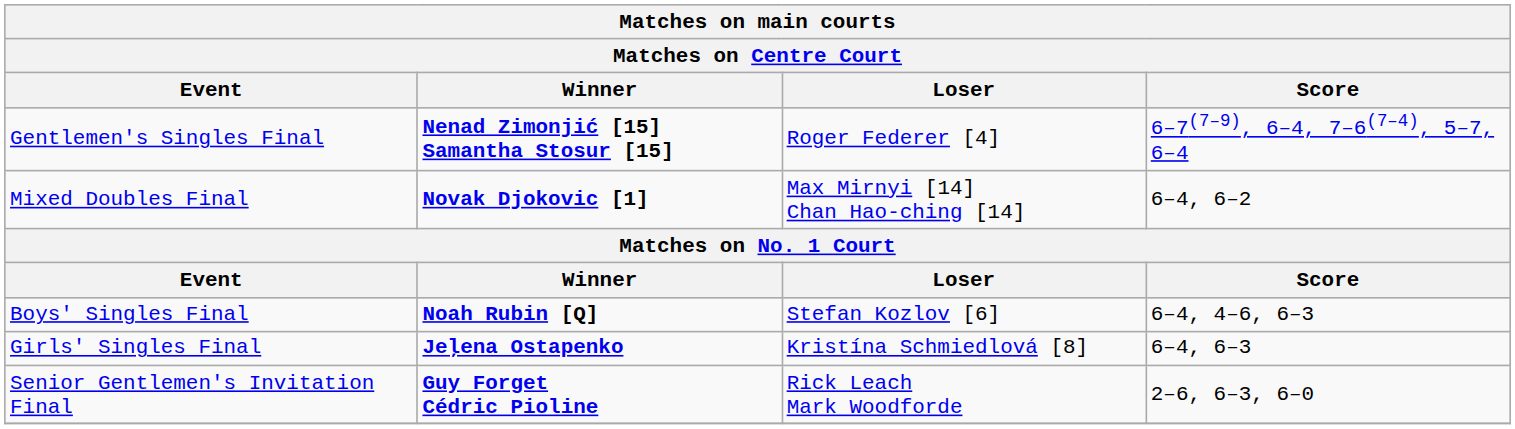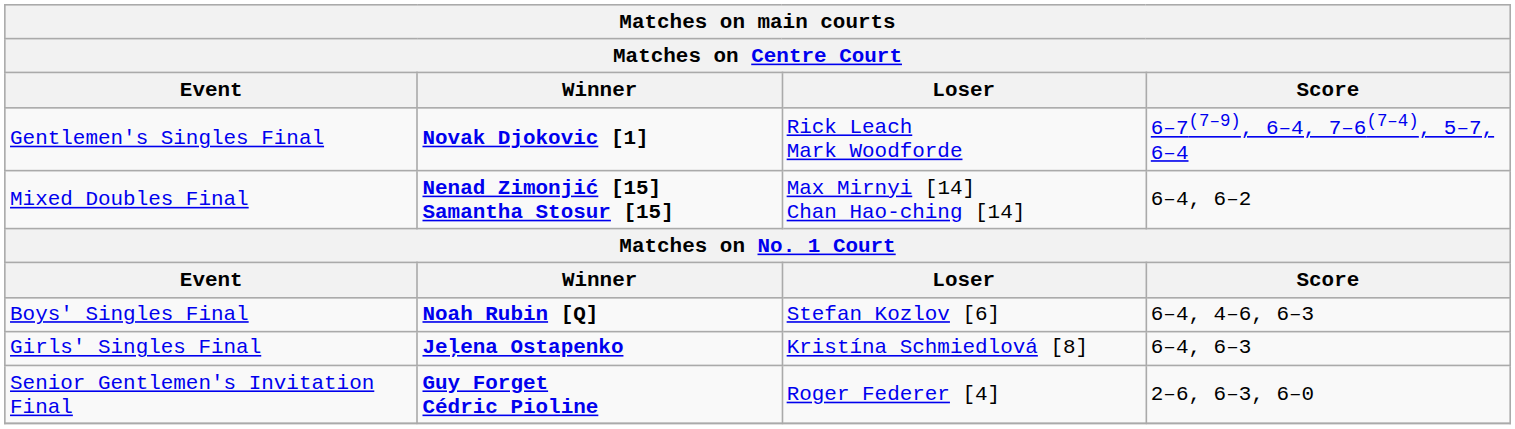(548, 139) Nenad Zimonjić [15] Samantha Stosur [15] -> (536, 139) Novak Djokovic [1]
(893, 139) Roger Federer [4] -> (875, 139) Rick Leach Mark Woodforde
(536, 200) Novak Djokovic [1] -> (548, 200) Nenad Zimonjić [15] Samantha Stosur [15]
(875, 395) Rick Leach Mark Woodforde -> (893, 395) Roger Federer [4]
